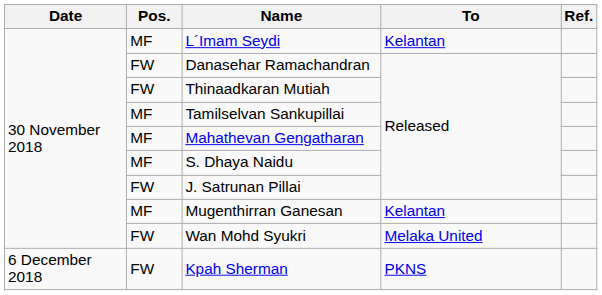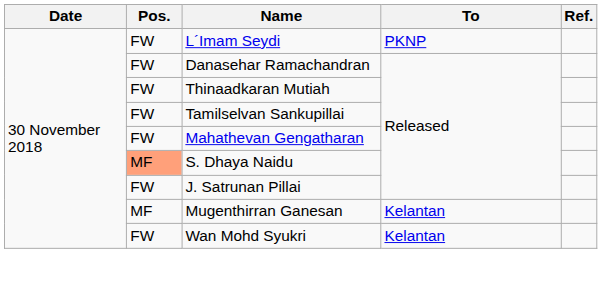(141, 41) MF -> (142, 41) FW
(415, 41) Kelantan -> (405, 41) PKNP
(141, 114) MF -> (142, 114) FW
(141, 138) MF -> (142, 138) FW
(141, 162) no background -> (141, 162) lightsalmon background
(434, 235) Melaka United -> (415, 235) Kelantan
- row: (237, 268)
